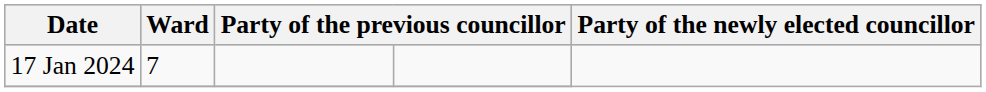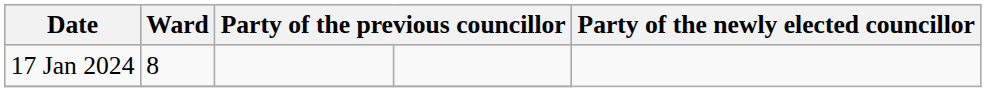(153, 65) 7 -> (153, 65) 8
